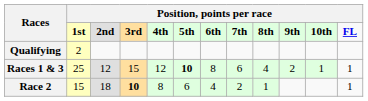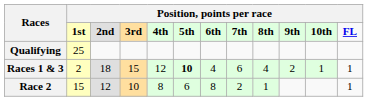(79, 50) 2 -> (79, 50) 25
(79, 68) 25 -> (79, 68) 2
(105, 68) 12 -> (105, 68) 18
(213, 68) 8 -> (213, 68) 4
(105, 86) 18 -> (105, 86) 12
(133, 86) bold -> (133, 86) normal
(213, 86) 4 -> (213, 86) 8
